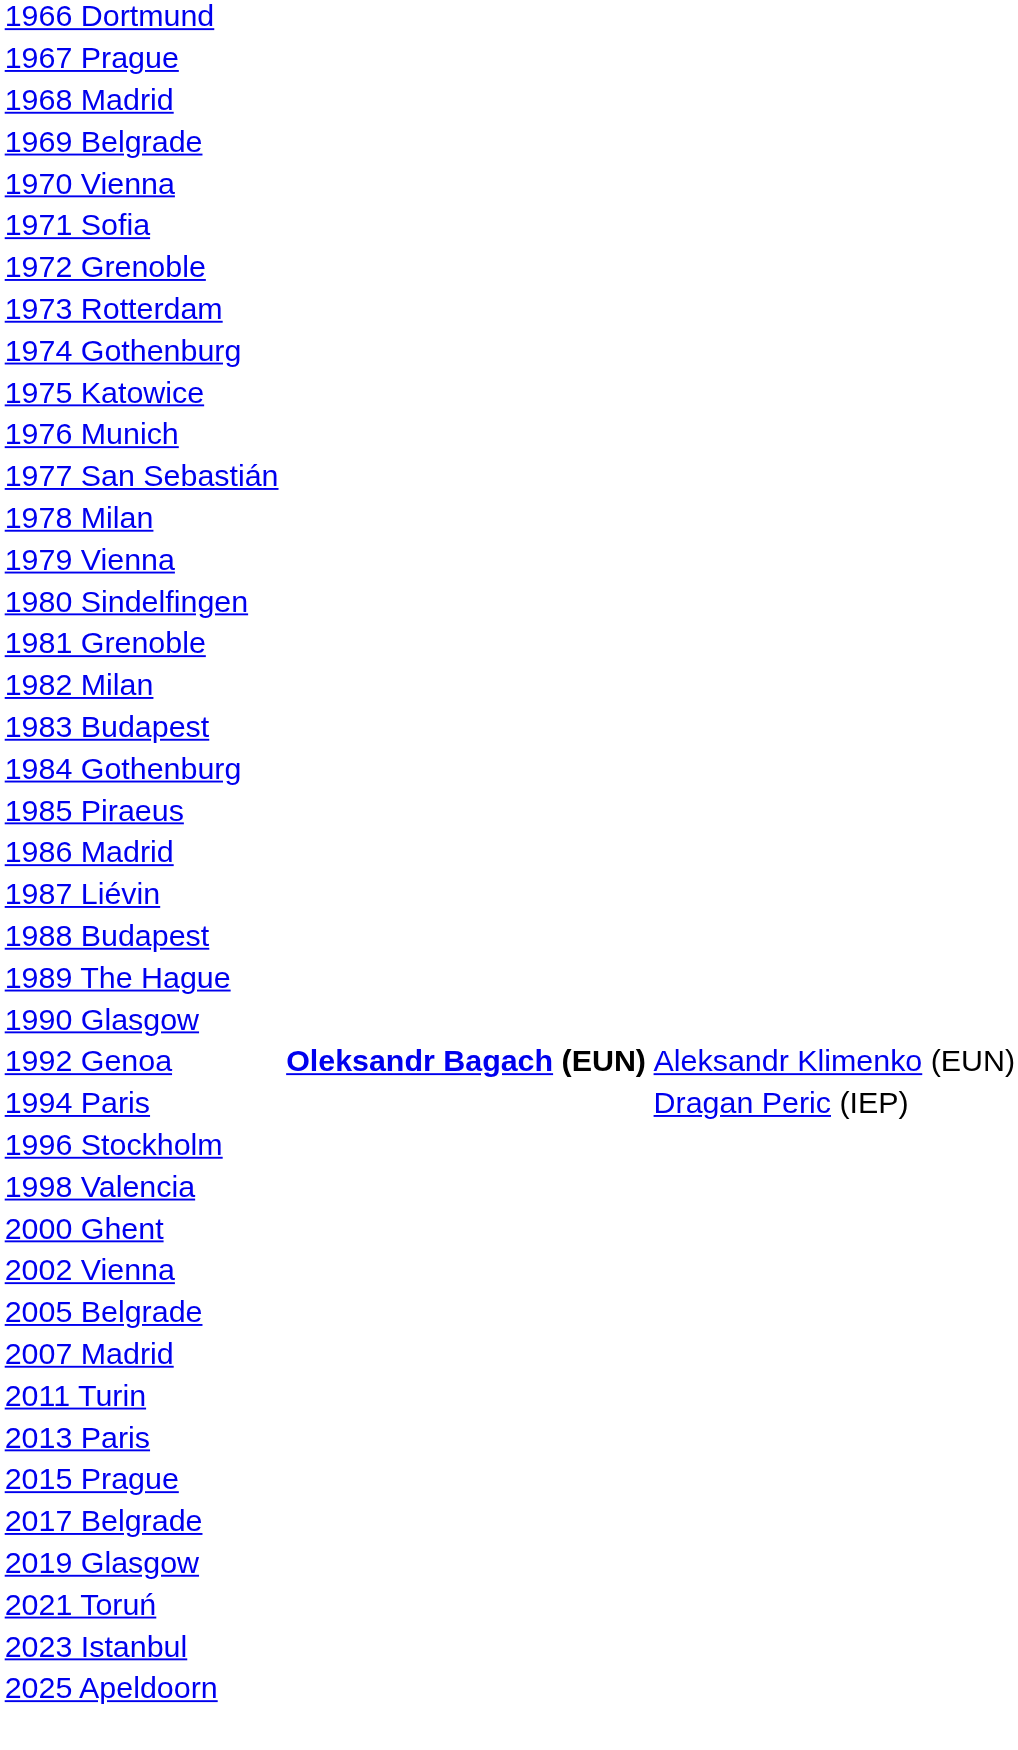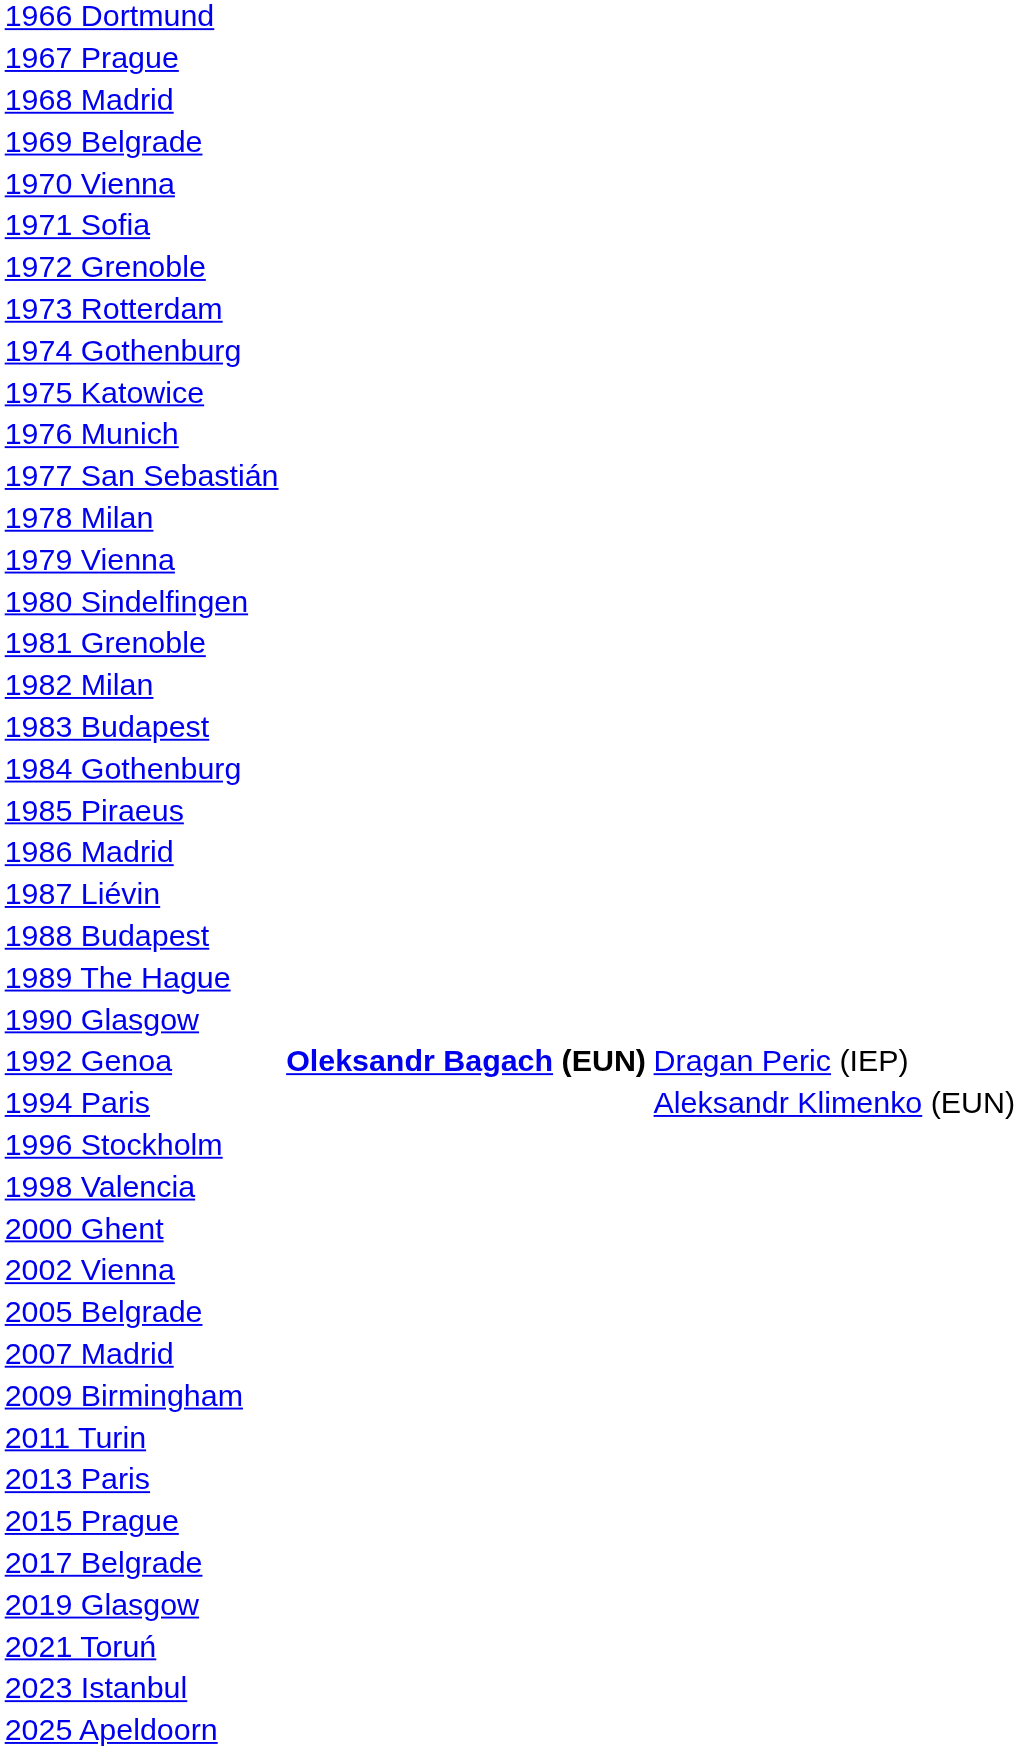(834, 1061) Aleksandr Klimenko (EUN) -> (781, 1061) Dragan Peric (IEP)
(781, 1103) Dragan Peric (IEP) -> (834, 1103) Aleksandr Klimenko (EUN)
+ row: (124, 1395)
